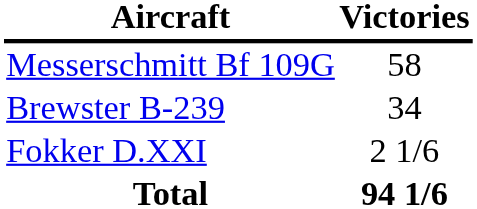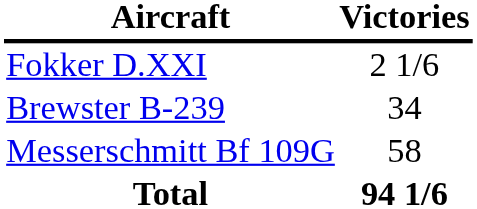rows swapped: (106, 150) <-> (170, 64)
